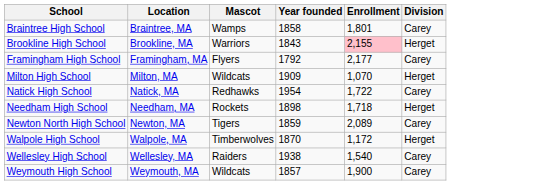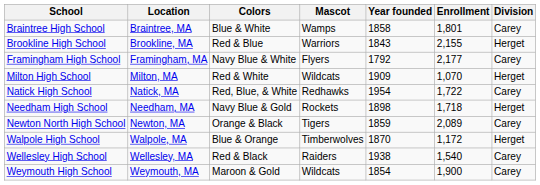+ column: (255, 12)
(360, 44) pink background -> (449, 44) no background
(290, 172) 1857 -> (379, 172) 1854
